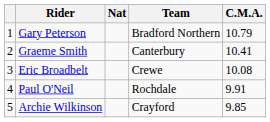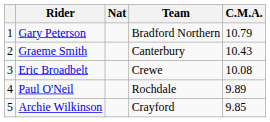(239, 51) 10.41 -> (239, 51) 10.43
(236, 88) 9.91 -> (236, 88) 9.89
